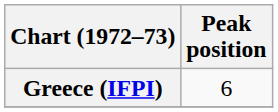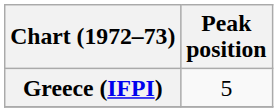(226, 87) 6 -> (226, 87) 5
